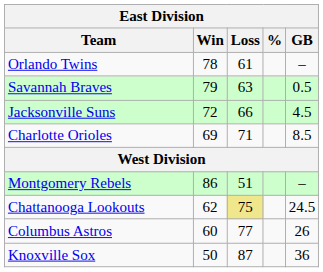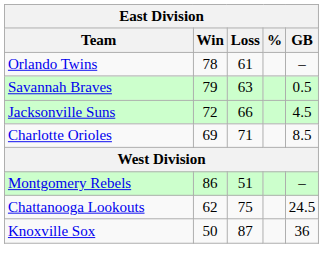(245, 207) khaki background -> (245, 207) no background
- row: (60, 231)
